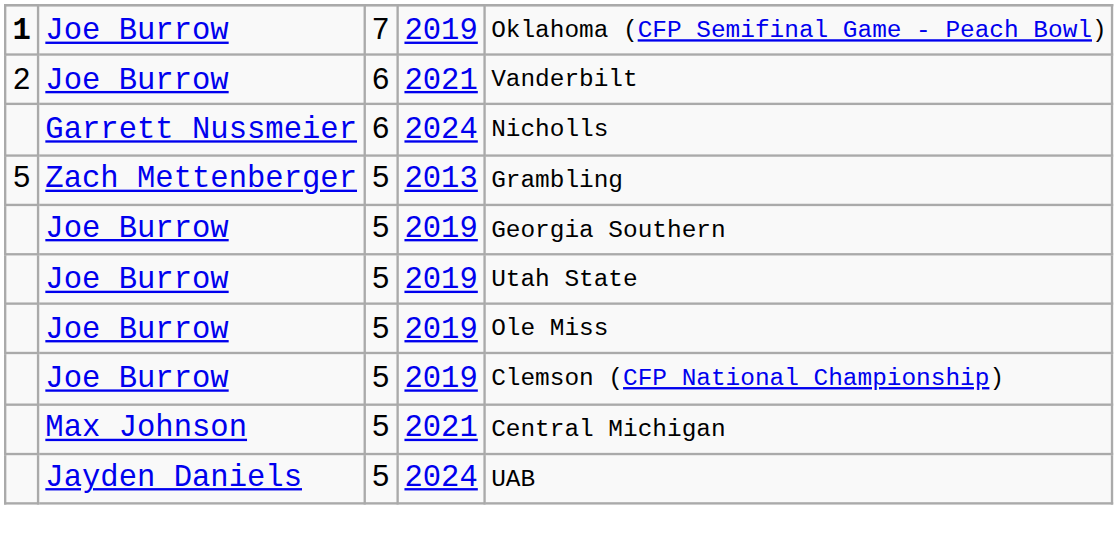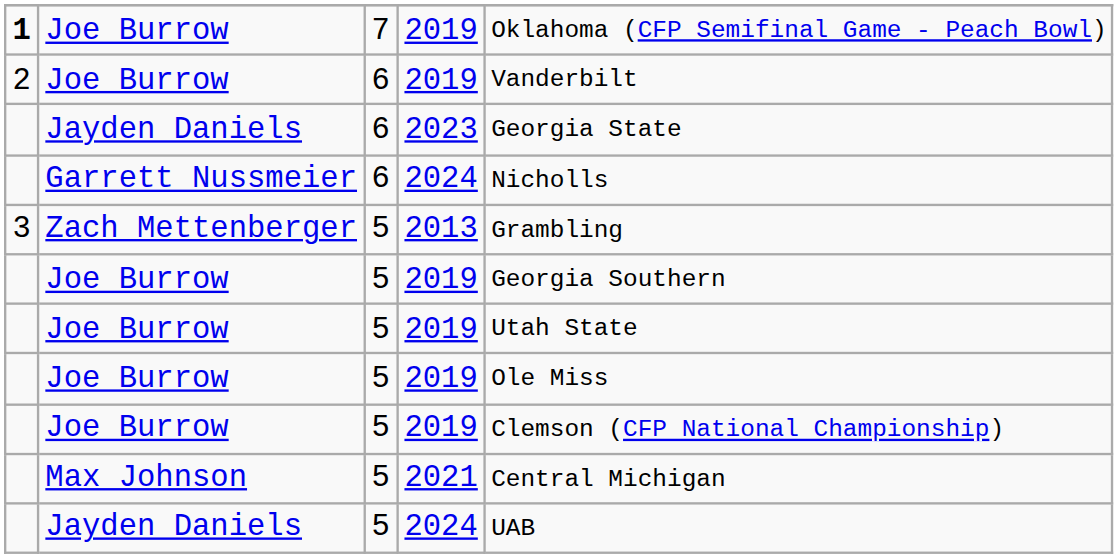(441, 80) 2021 -> (441, 80) 2019
+ row: (174, 130)
(22, 179) 5 -> (22, 229) 3
